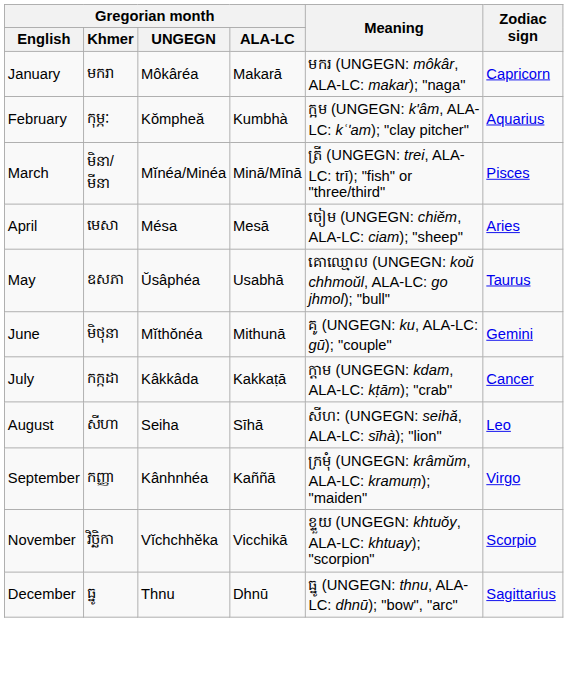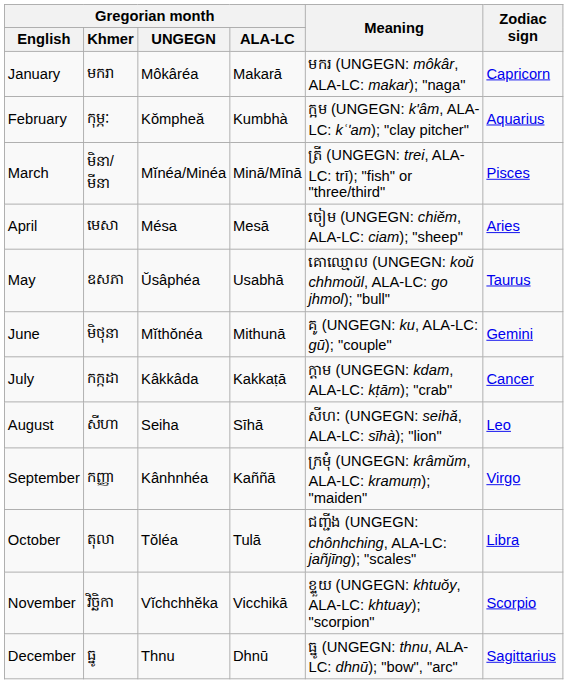+ row: (34, 540)
